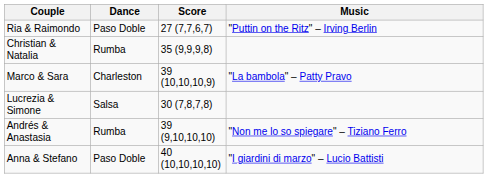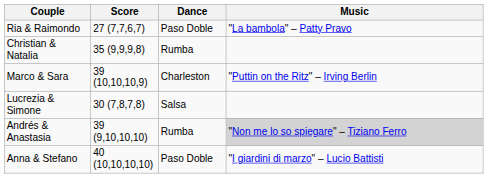columns swapped: (192, 12) <-> (125, 12)
(303, 28) "Puttin on the Ritz" – Irving Berlin -> (290, 28) "La bambola" – Patty Pravo
(290, 77) "La bambola" – Patty Pravo -> (303, 77) "Puttin on the Ritz" – Irving Berlin
(318, 132) no background -> (318, 132) lightgrey background
